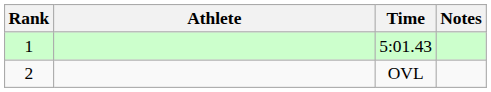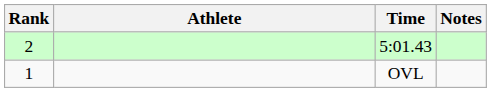(29, 45) 1 -> (29, 45) 2
(29, 73) 2 -> (29, 73) 1
